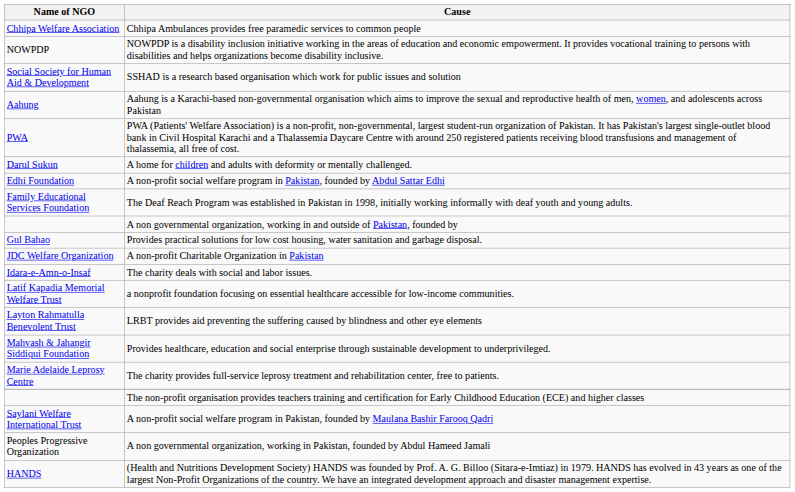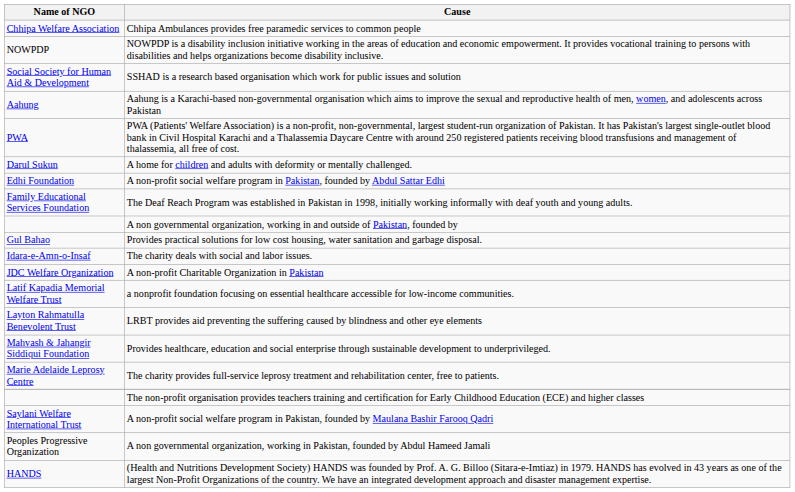rows swapped: (219, 272) <-> (225, 256)
